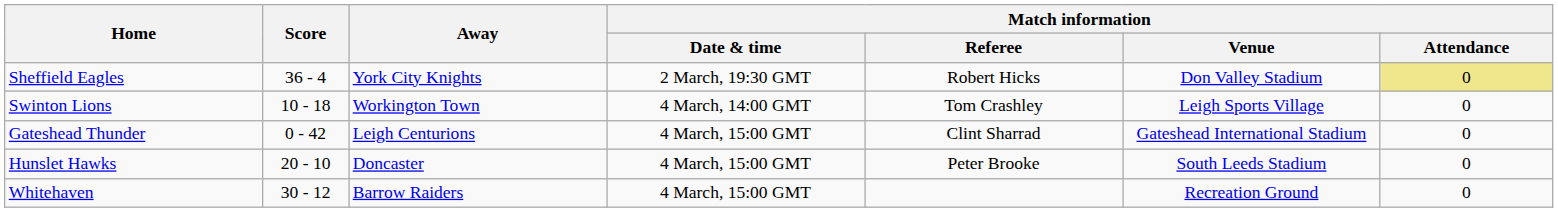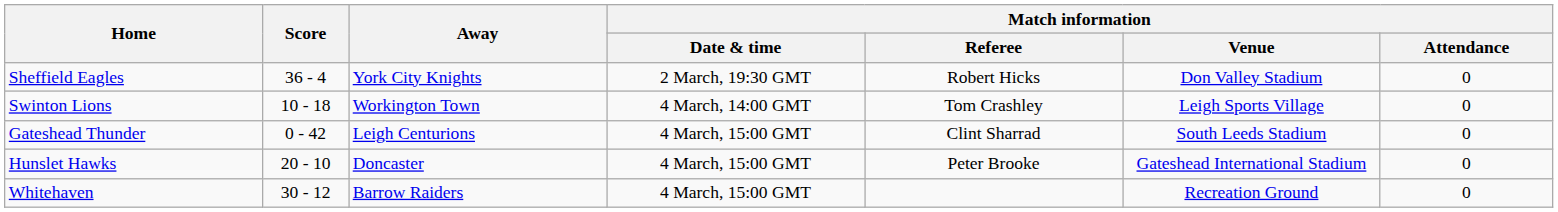(1466, 76) khaki background -> (1466, 76) no background
(1251, 134) Gateshead International Stadium -> (1251, 134) South Leeds Stadium
(1251, 163) South Leeds Stadium -> (1251, 163) Gateshead International Stadium
